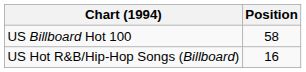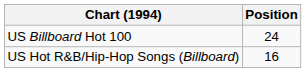(272, 36) 58 -> (272, 36) 24
